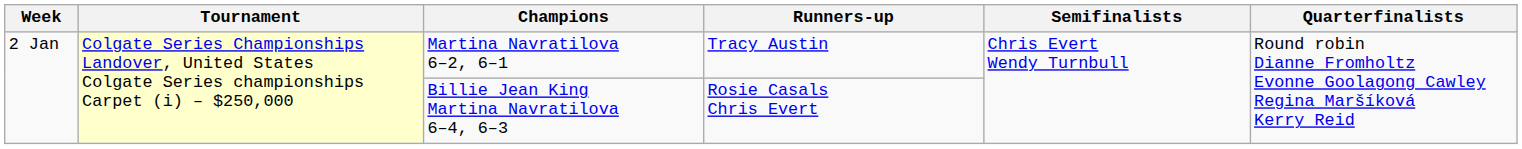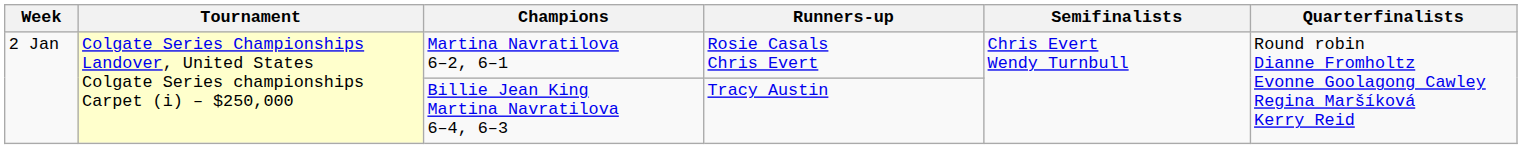(768, 46) Tracy Austin -> (768, 55) Rosie Casals Chris Evert
(768, 101) Rosie Casals Chris Evert -> (768, 92) Tracy Austin
